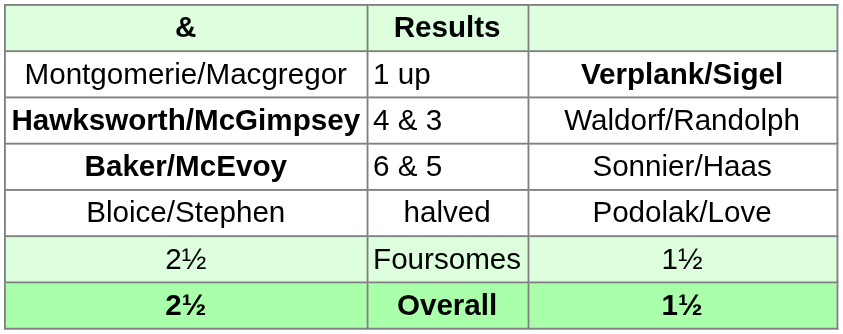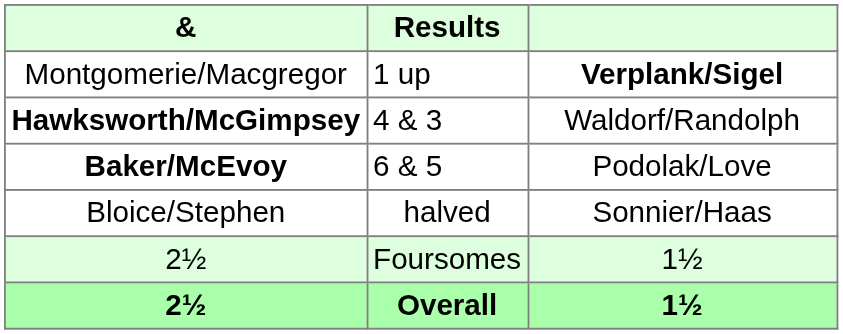(682, 166) Sonnier/Haas -> (682, 166) Podolak/Love
(682, 212) Podolak/Love -> (682, 212) Sonnier/Haas
